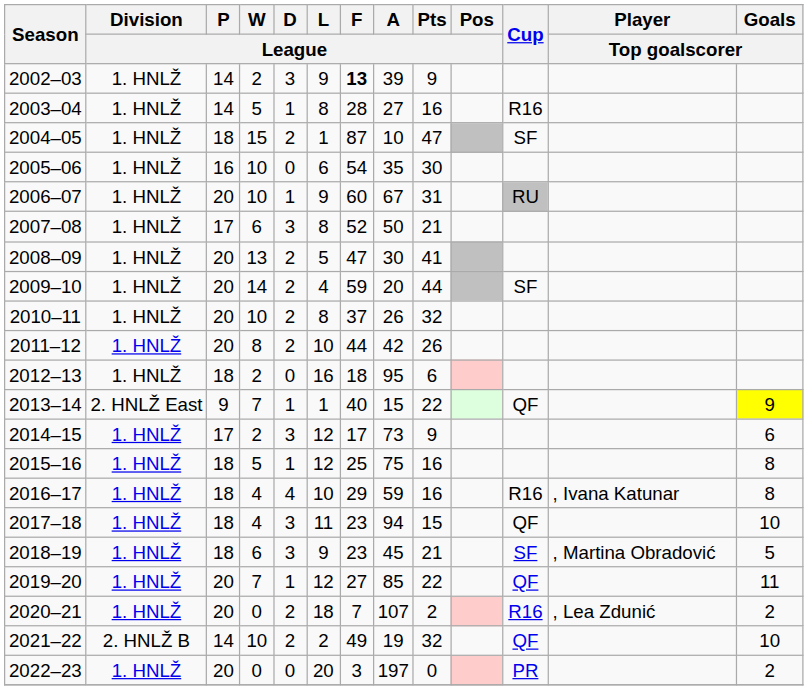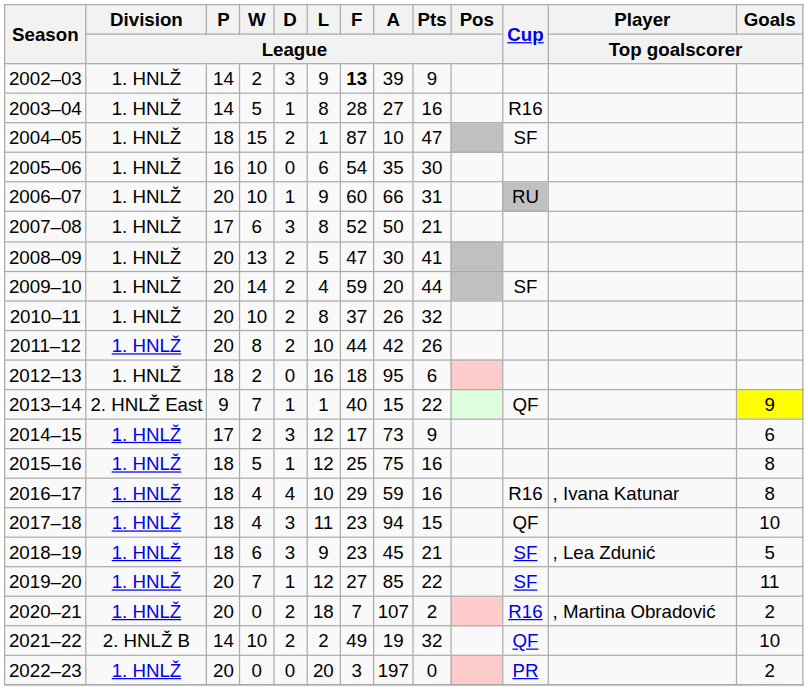(393, 197) 67 -> (393, 197) 66
(634, 552) , Martina Obradović -> (604, 552) , Lea Zdunić
(525, 582) QF -> (525, 582) SF
(604, 612) , Lea Zdunić -> (634, 612) , Martina Obradović
